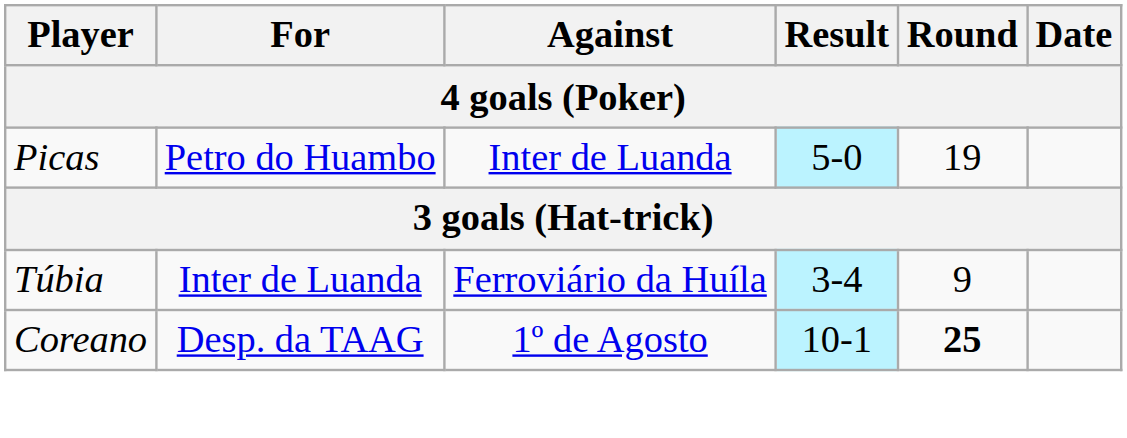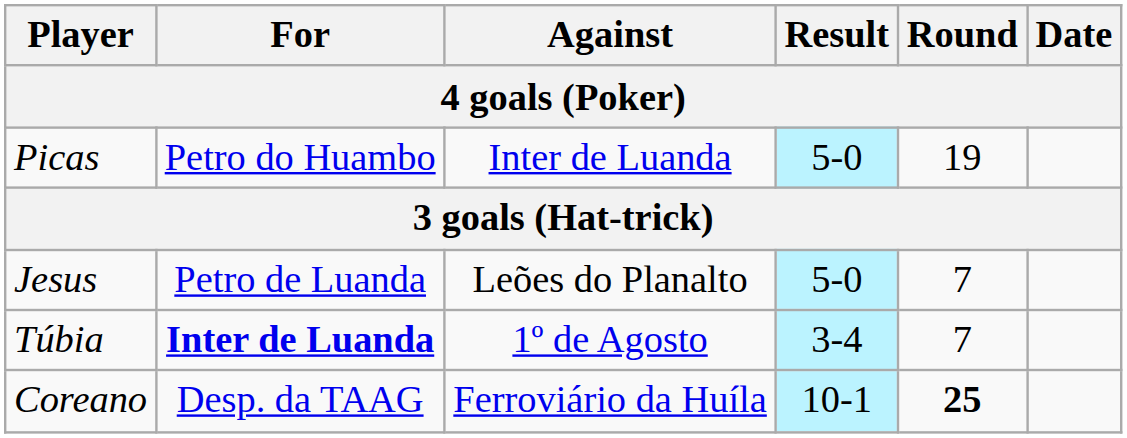+ row: (56, 278)
(300, 278) normal -> (300, 339) bold
(610, 278) Ferroviário da Huíla -> (610, 339) 1º de Agosto
(962, 278) 9 -> (962, 339) 7
(610, 339) 1º de Agosto -> (610, 400) Ferroviário da Huíla
